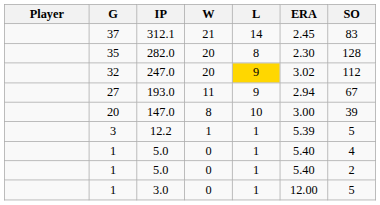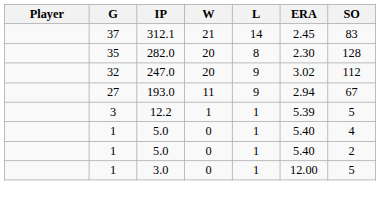(256, 72) gold background -> (256, 72) no background
- row: (113, 111)
